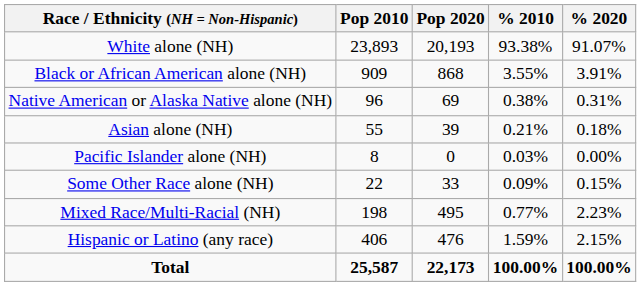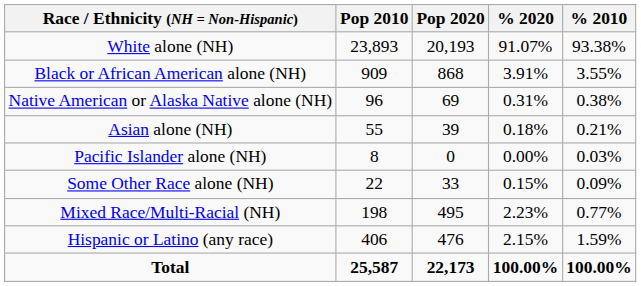columns swapped: (526, 18) <-> (599, 18)
